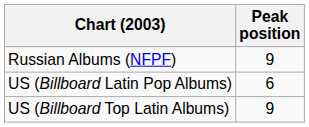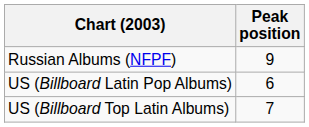(270, 109) 9 -> (270, 109) 7
